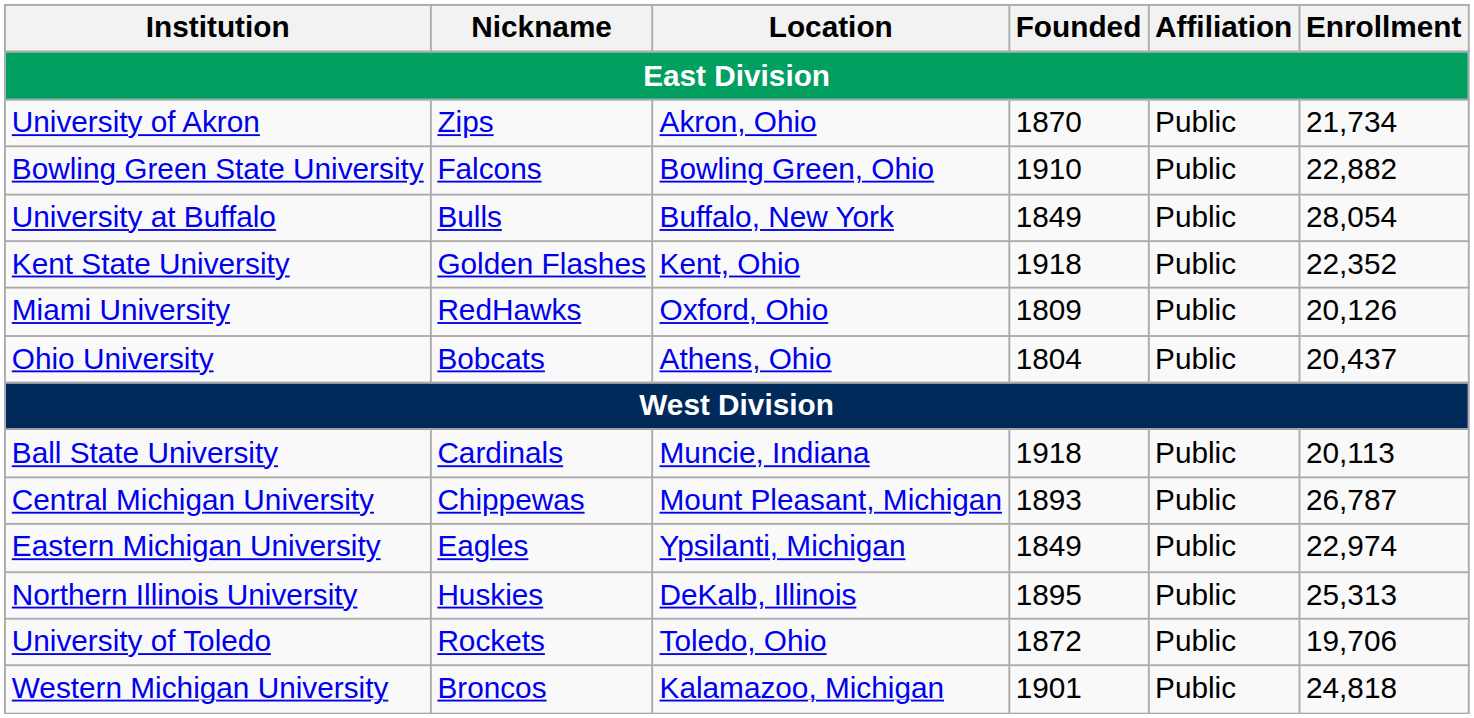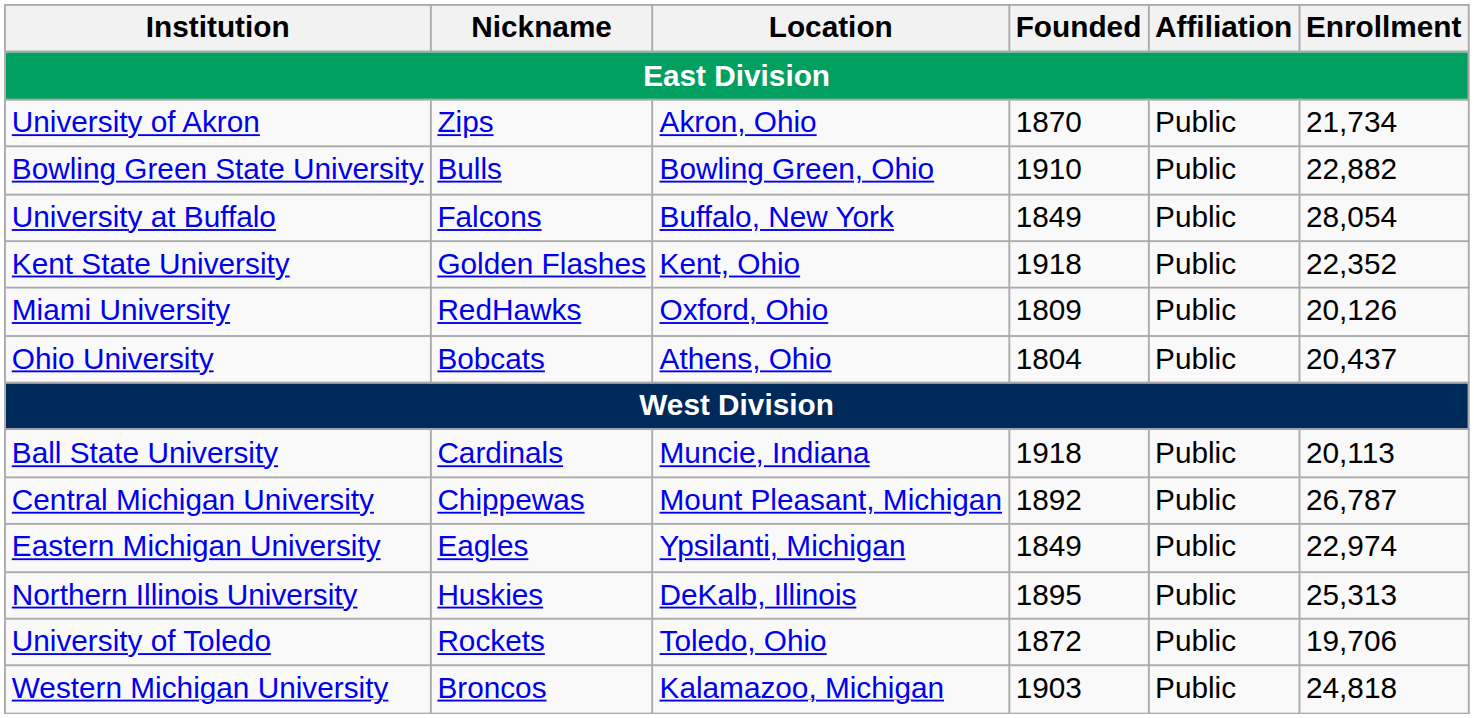(489, 169) Falcons -> (470, 169) Bulls
(470, 216) Bulls -> (489, 216) Falcons
(1049, 500) 1893 -> (1049, 500) 1892
(1049, 688) 1901 -> (1049, 688) 1903
